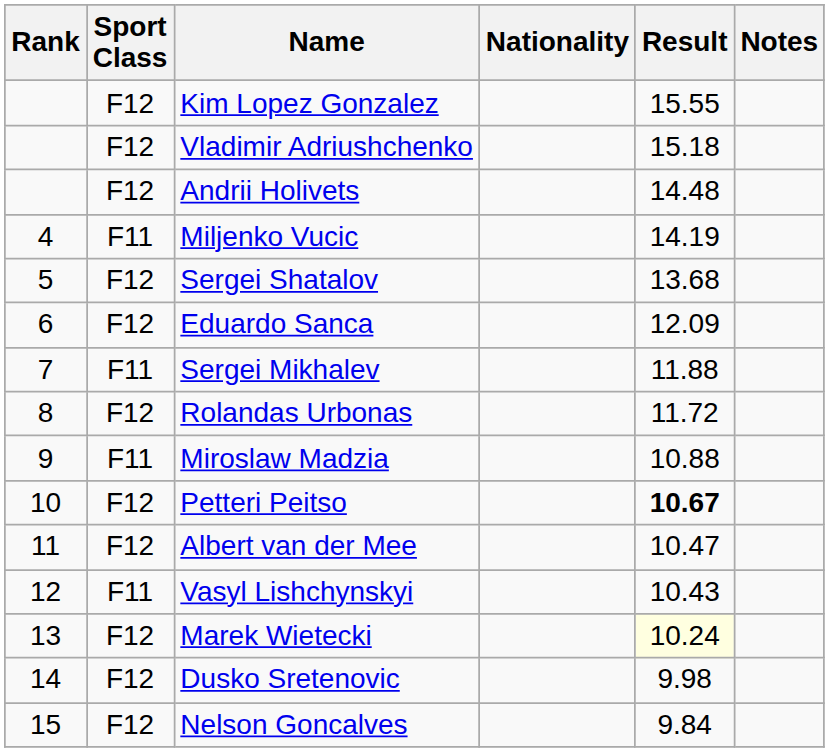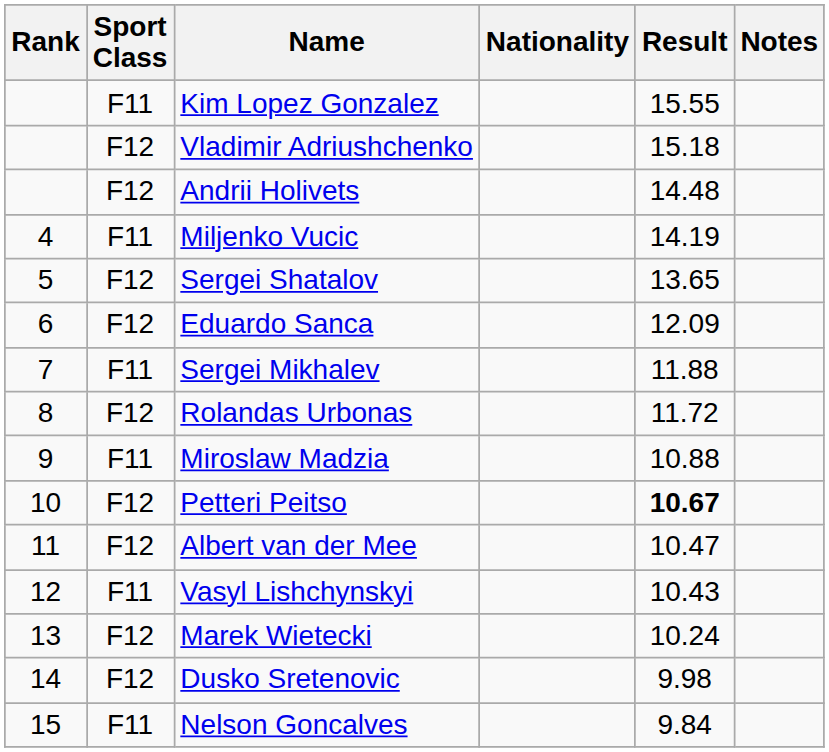(130, 102) F12 -> (130, 102) F11
(685, 280) 13.68 -> (685, 280) 13.65
(685, 635) lightyellow background -> (685, 635) no background
(130, 724) F12 -> (130, 724) F11
